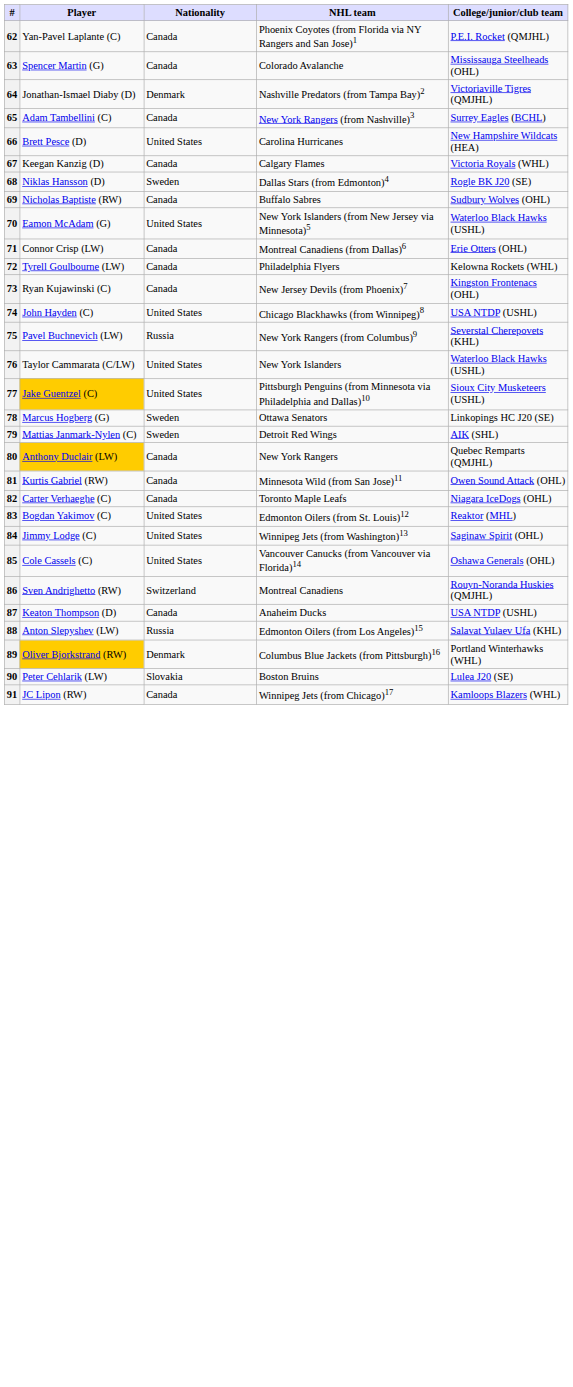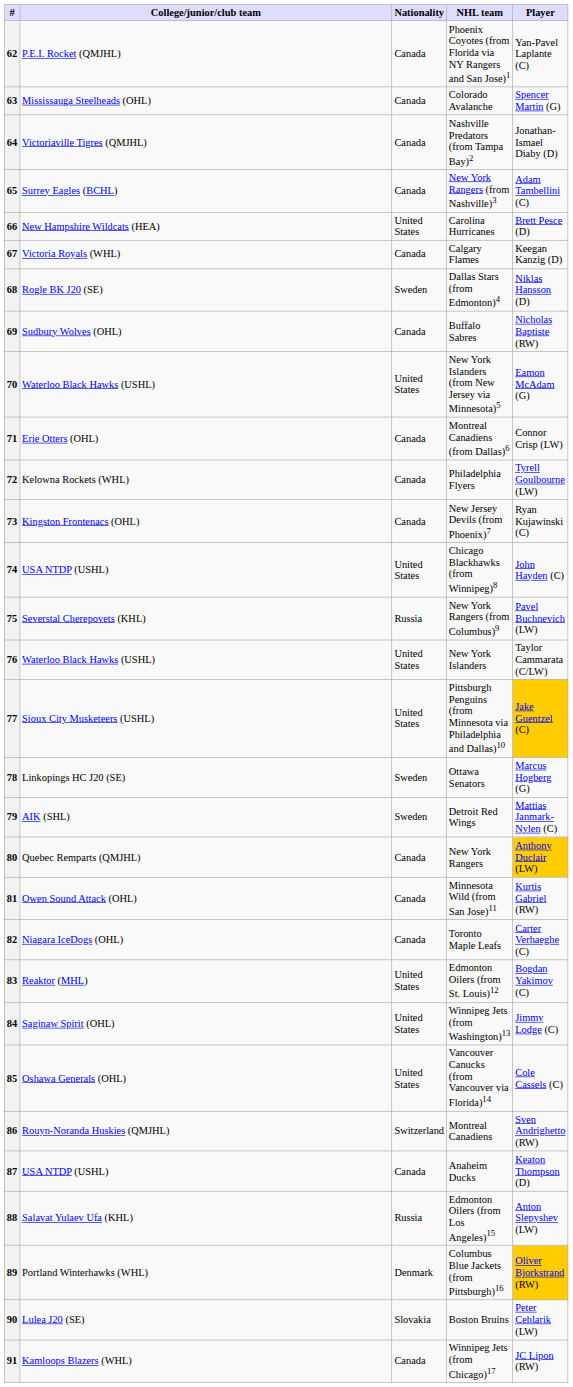columns swapped: (82, 12) <-> (508, 12)
(166, 94) Denmark -> (410, 142) Canada
